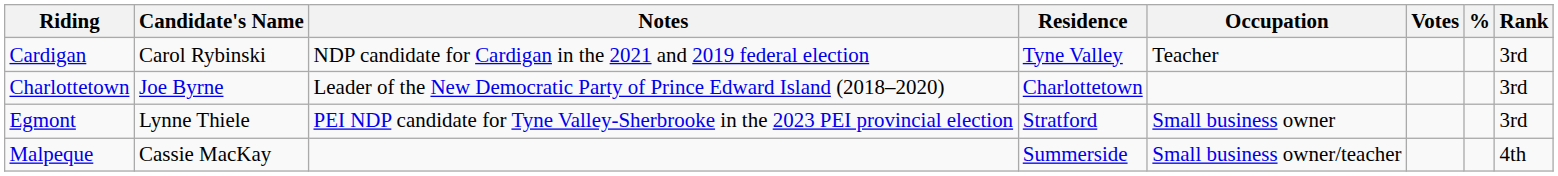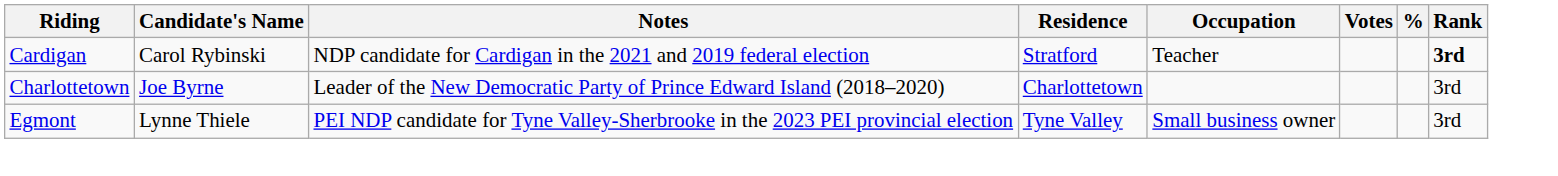(1073, 54) Tyne Valley -> (1060, 54) Stratford
(1514, 54) normal -> (1449, 54) bold
(1060, 120) Stratford -> (1073, 120) Tyne Valley
- row: (51, 154)
